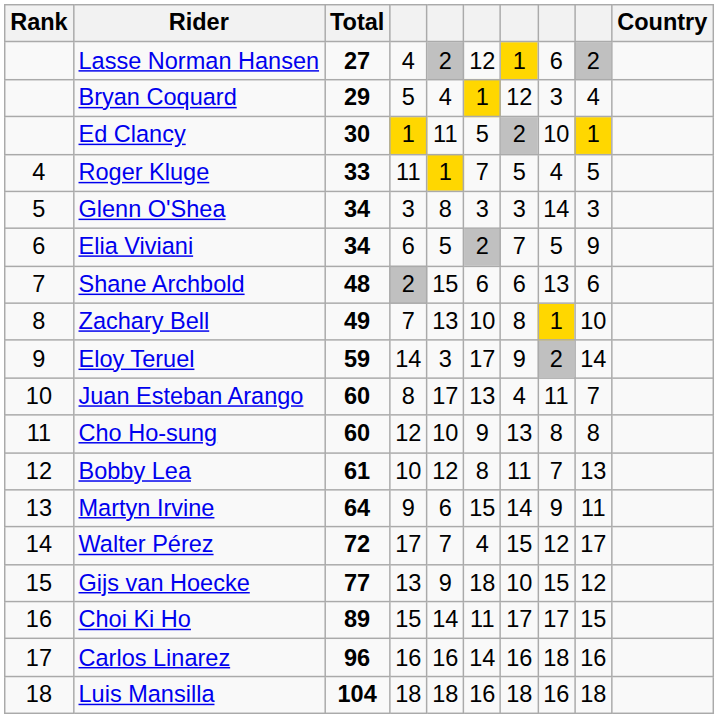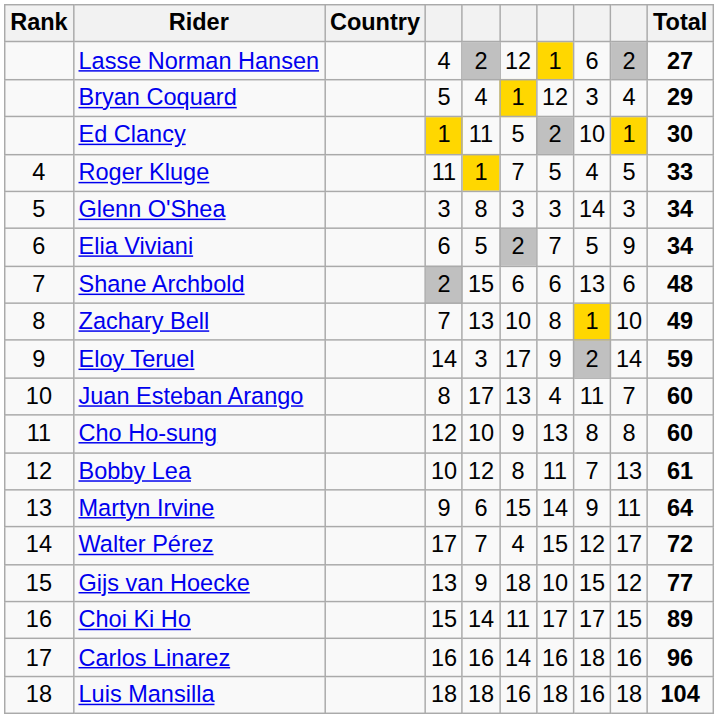columns swapped: (662, 23) <-> (357, 23)
